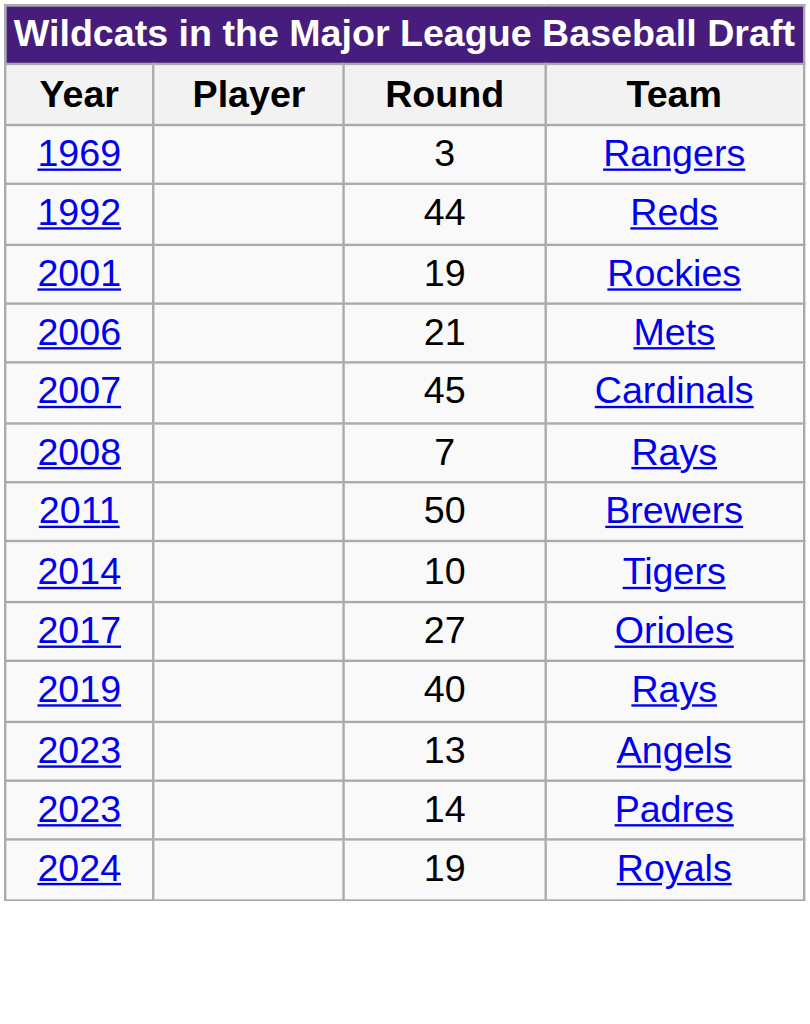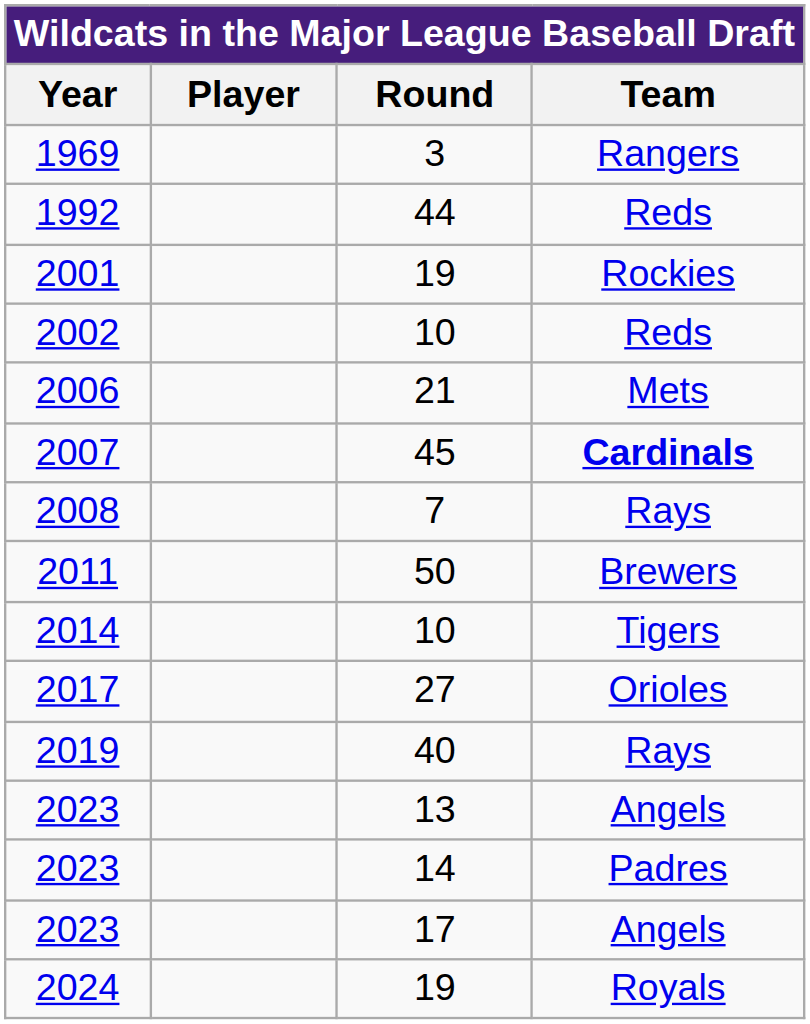+ row: (78, 332)
(674, 392) normal -> (668, 451) bold
+ row: (78, 928)
